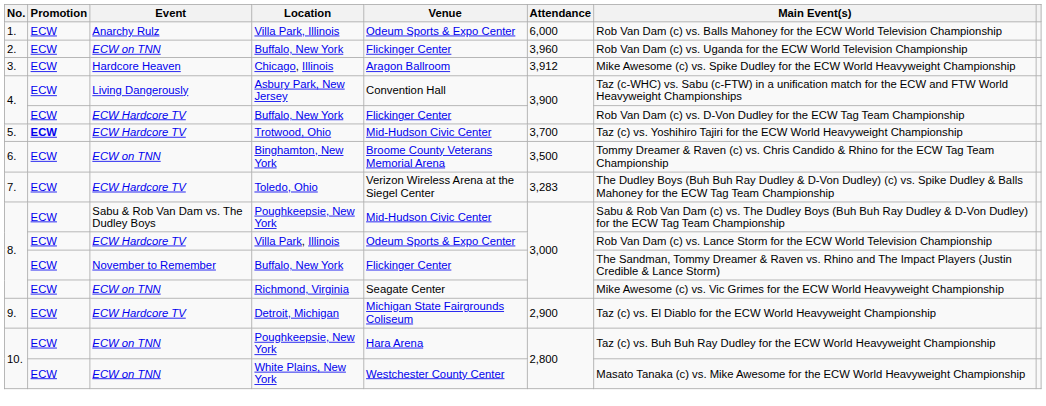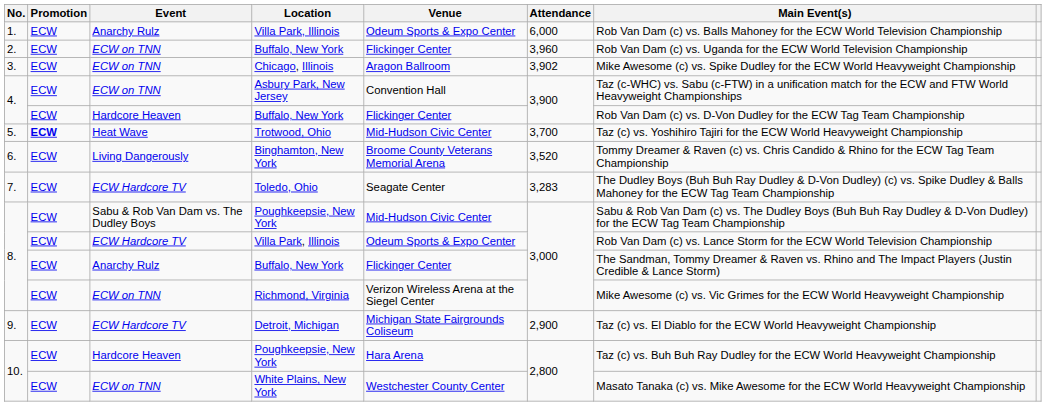(137, 66) Hardcore Heaven -> (127, 66) ECW on TNN
(544, 66) 3,912 -> (544, 66) 3,902
(140, 90) Living Dangerously -> (127, 90) ECW on TNN
(139, 114) ECW Hardcore TV -> (137, 114) Hardcore Heaven
(139, 132) ECW Hardcore TV -> (120, 132) Heat Wave
(127, 156) ECW on TNN -> (140, 156) Living Dangerously
(544, 156) 3,500 -> (544, 156) 3,520
(440, 186) Verizon Wireless Arena at the Siegel Center -> (406, 186) Seagate Center
(154, 265) November to Remember -> (126, 265) Anarchy Rulz
(406, 289) Seagate Center -> (440, 295) Verizon Wireless Arena at the Siegel Center
(127, 343) ECW on TNN -> (137, 355) Hardcore Heaven
